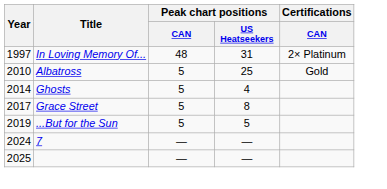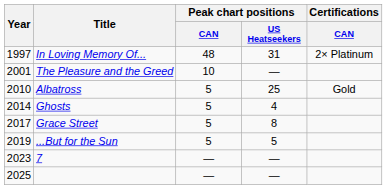+ row: (105, 72)
(19, 141) 2024 -> (19, 158) 2023
